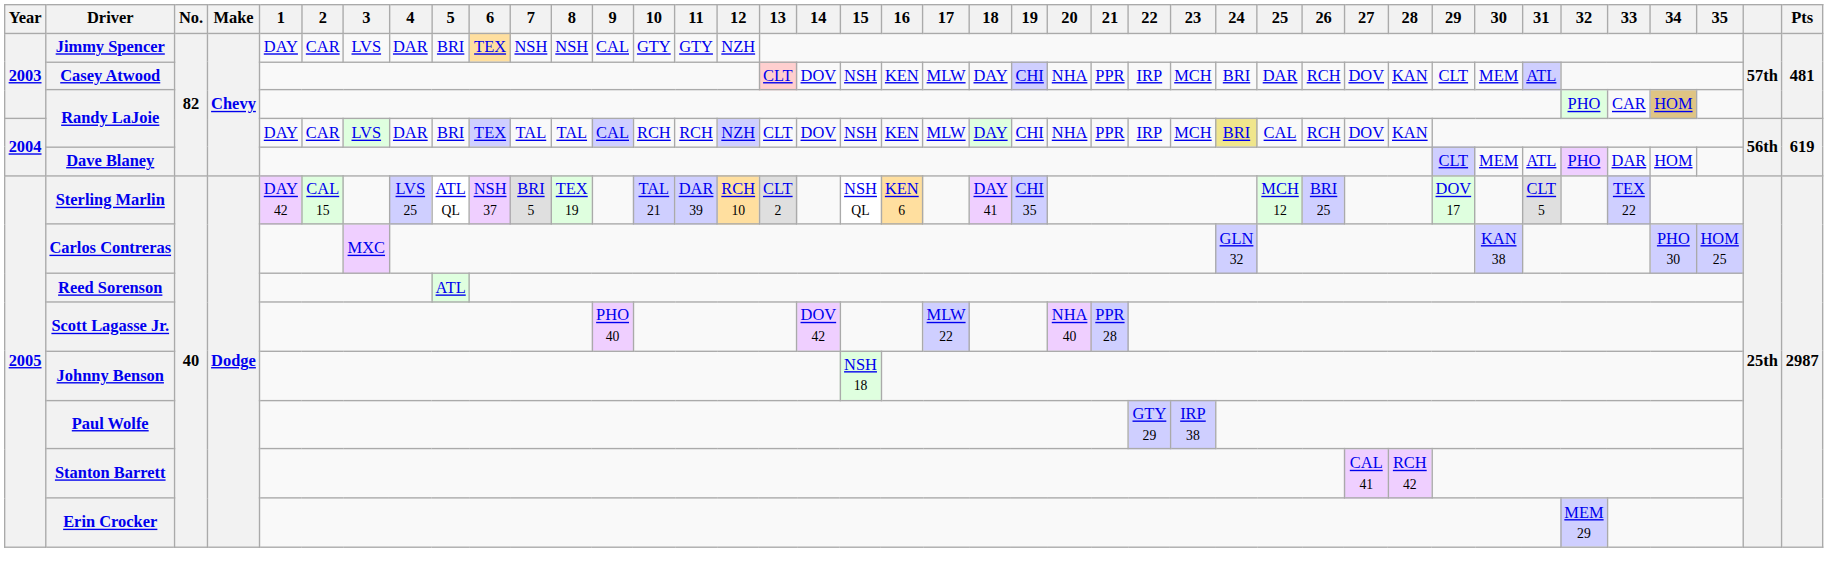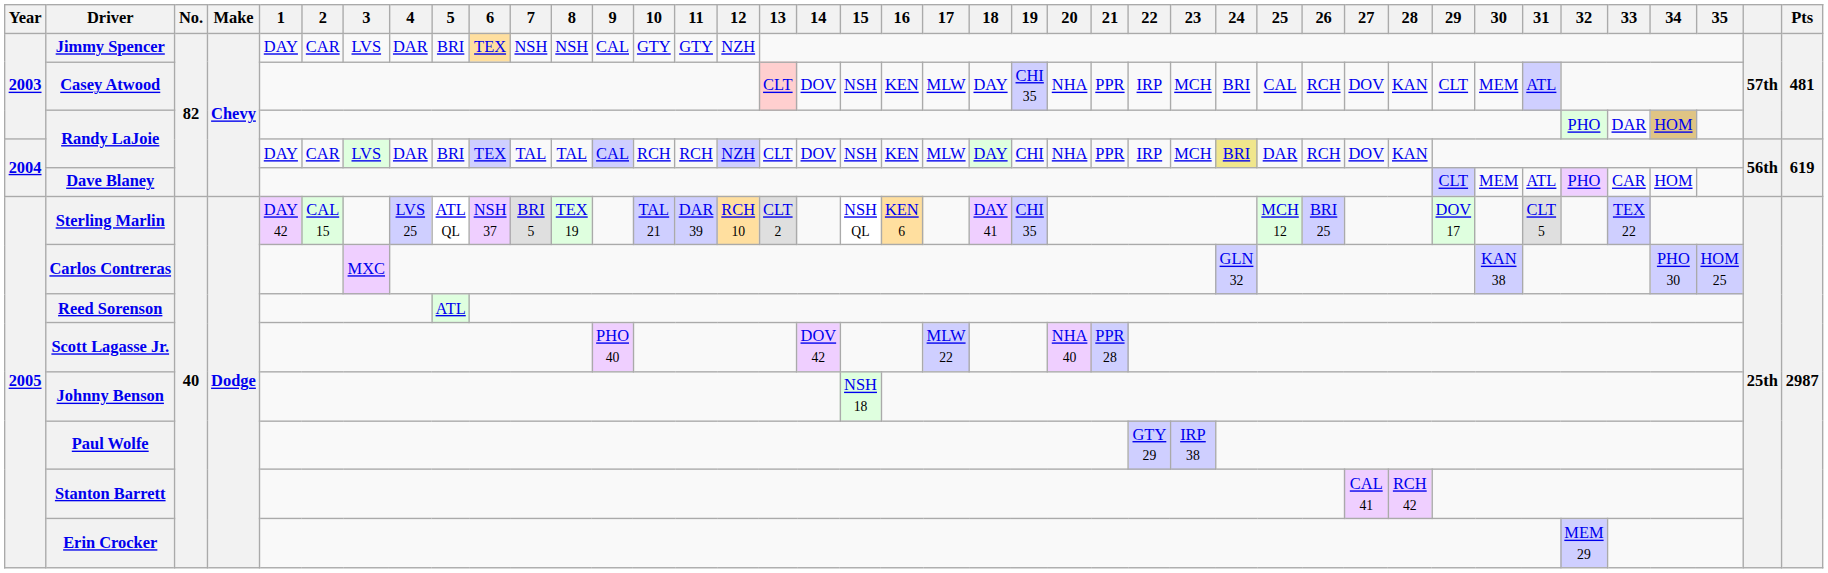(1030, 75) CHI -> (1030, 85) CHI 35
(1280, 75) DAR -> (1280, 85) CAL
(1629, 104) CAR -> (1629, 124) DAR
(1280, 132) CAL -> (1280, 153) DAR
(1629, 161) DAR -> (1629, 181) CAR
